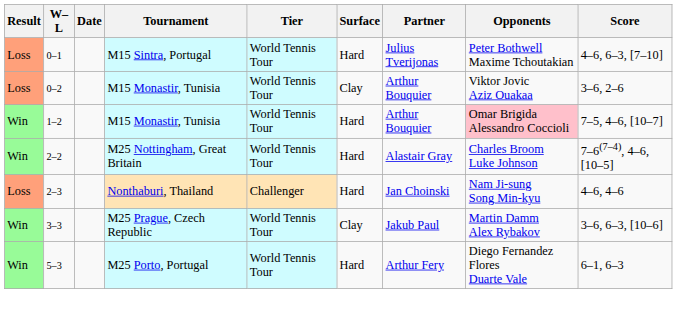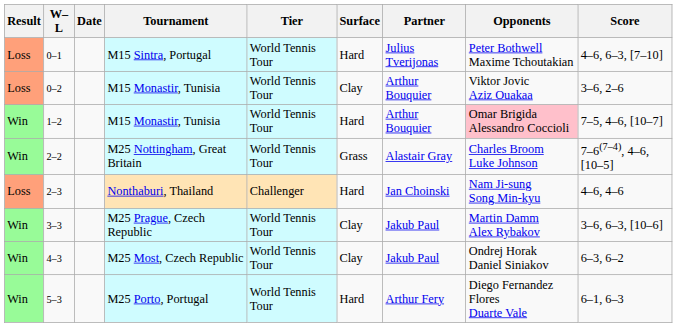(352, 156) Hard -> (354, 156) Grass
+ row: (54, 259)
